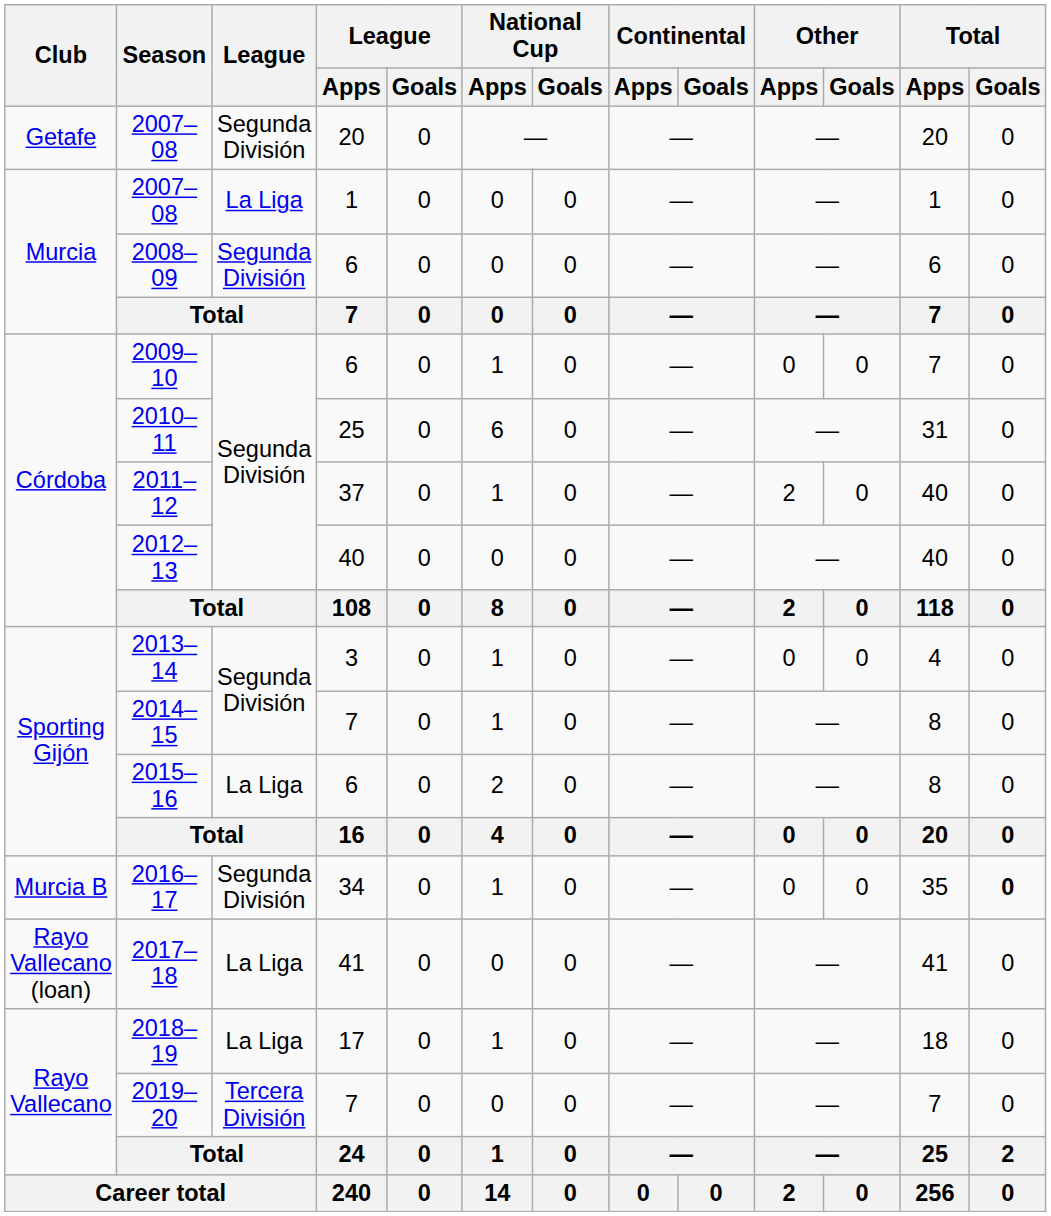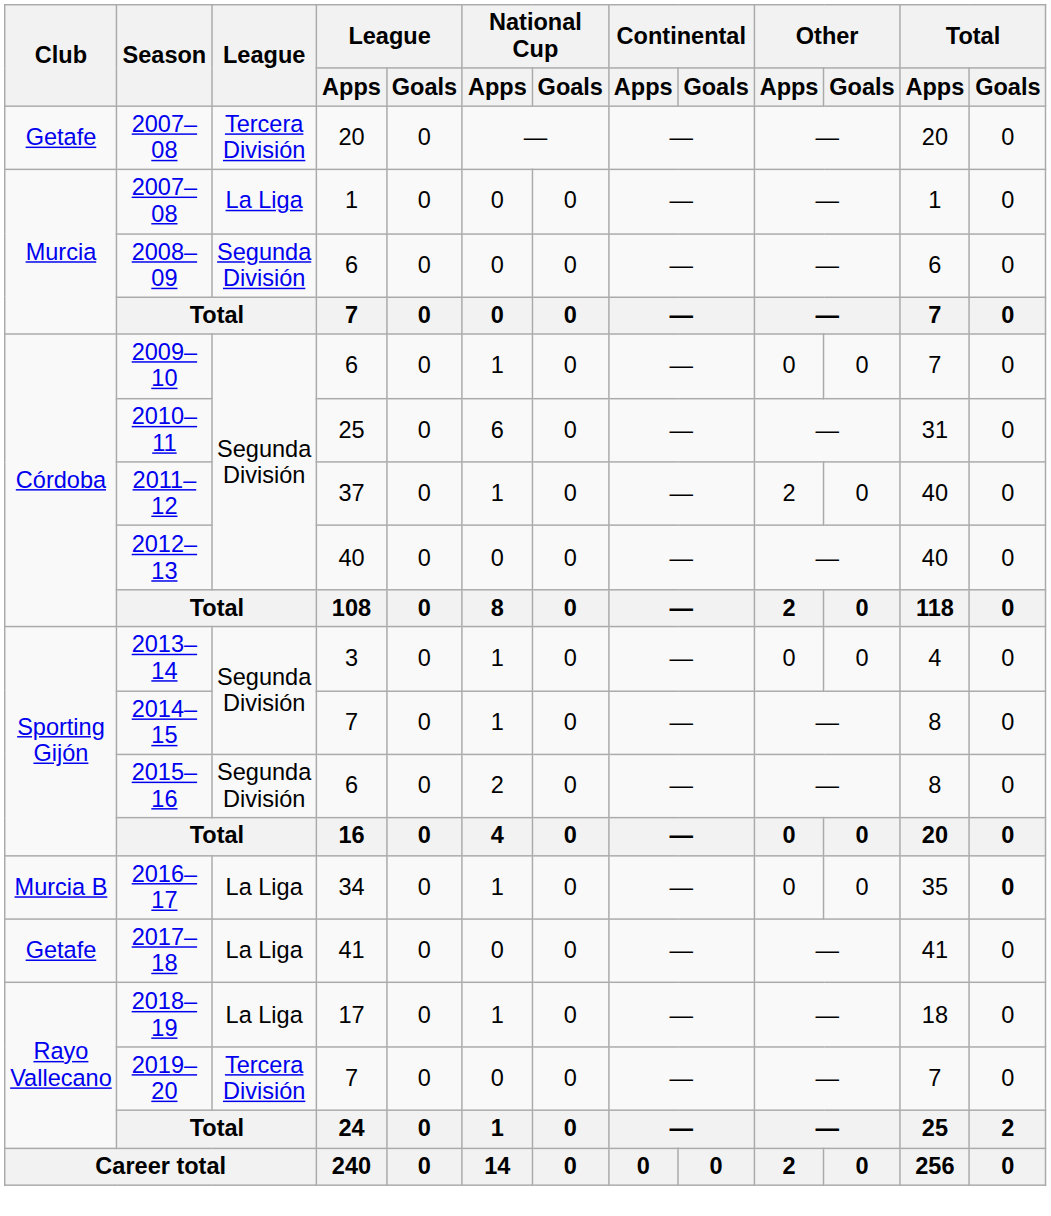(264, 137) Segunda División -> (264, 137) Tercera División
(264, 785) La Liga -> (264, 785) Segunda División
(264, 886) Segunda División -> (264, 886) La Liga
(61, 963) Rayo Vallecano (loan) -> (61, 950) Getafe
